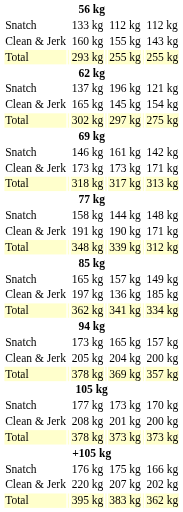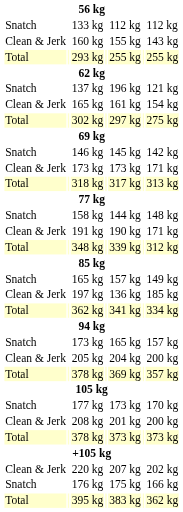(125, 104) 145 kg -> (125, 104) 161 kg
(125, 152) 161 kg -> (125, 152) 145 kg
rows swapped: (21, 469) <-> (36, 484)
